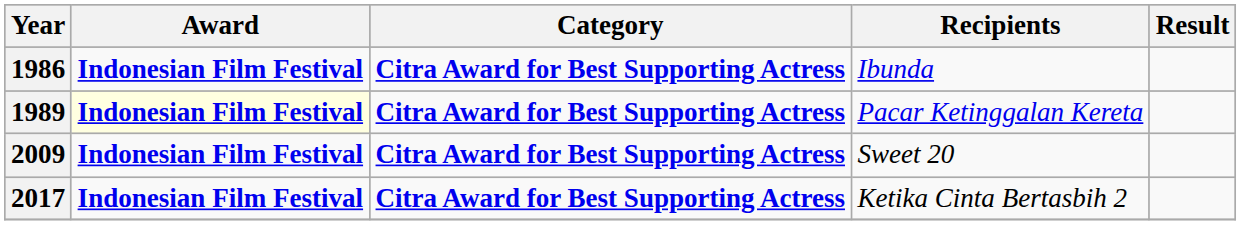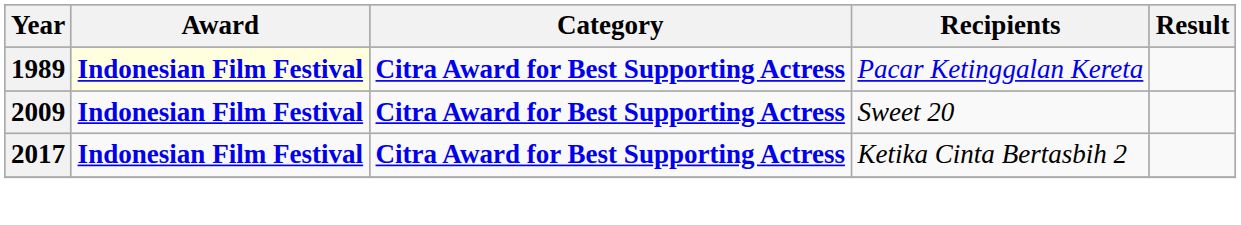- row: (38, 68)
